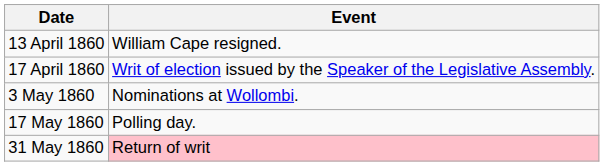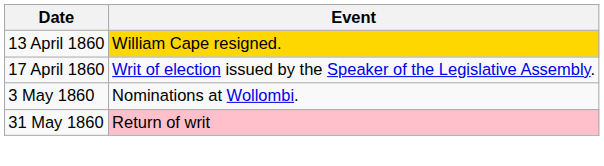(197, 43) no background -> (197, 43) gold background
- row: (56, 122)
